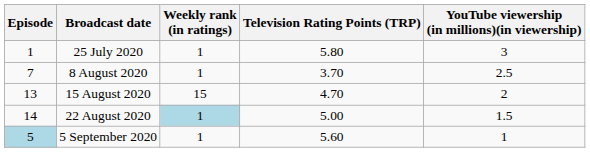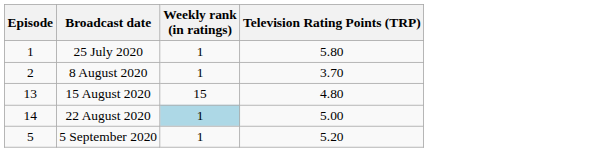- column: (504, 22)
(30, 72) 7 -> (30, 72) 2
(332, 94) 4.70 -> (332, 94) 4.80
(30, 136) lightblue background -> (30, 136) no background
(332, 136) 5.60 -> (332, 136) 5.20
